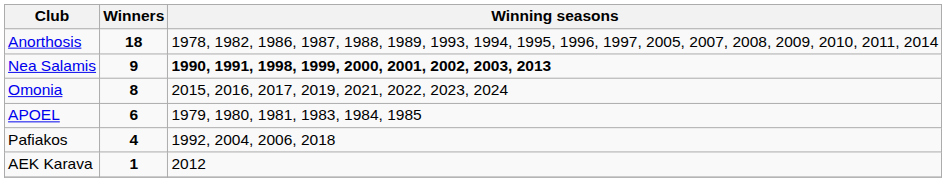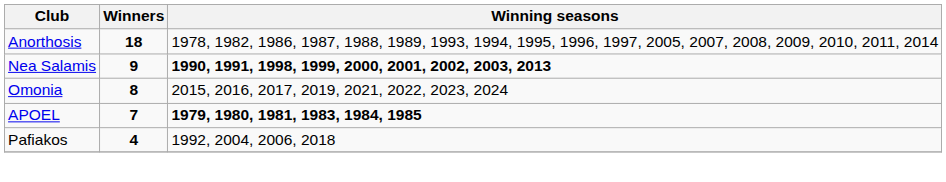(134, 115) 6 -> (134, 115) 7
(297, 115) normal -> (297, 115) bold
- row: (50, 164)
